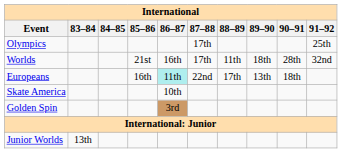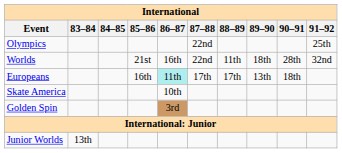(202, 44) 17th -> (202, 44) 22nd
(202, 60) 17th -> (202, 60) 22nd
(202, 76) 22nd -> (202, 76) 17th
